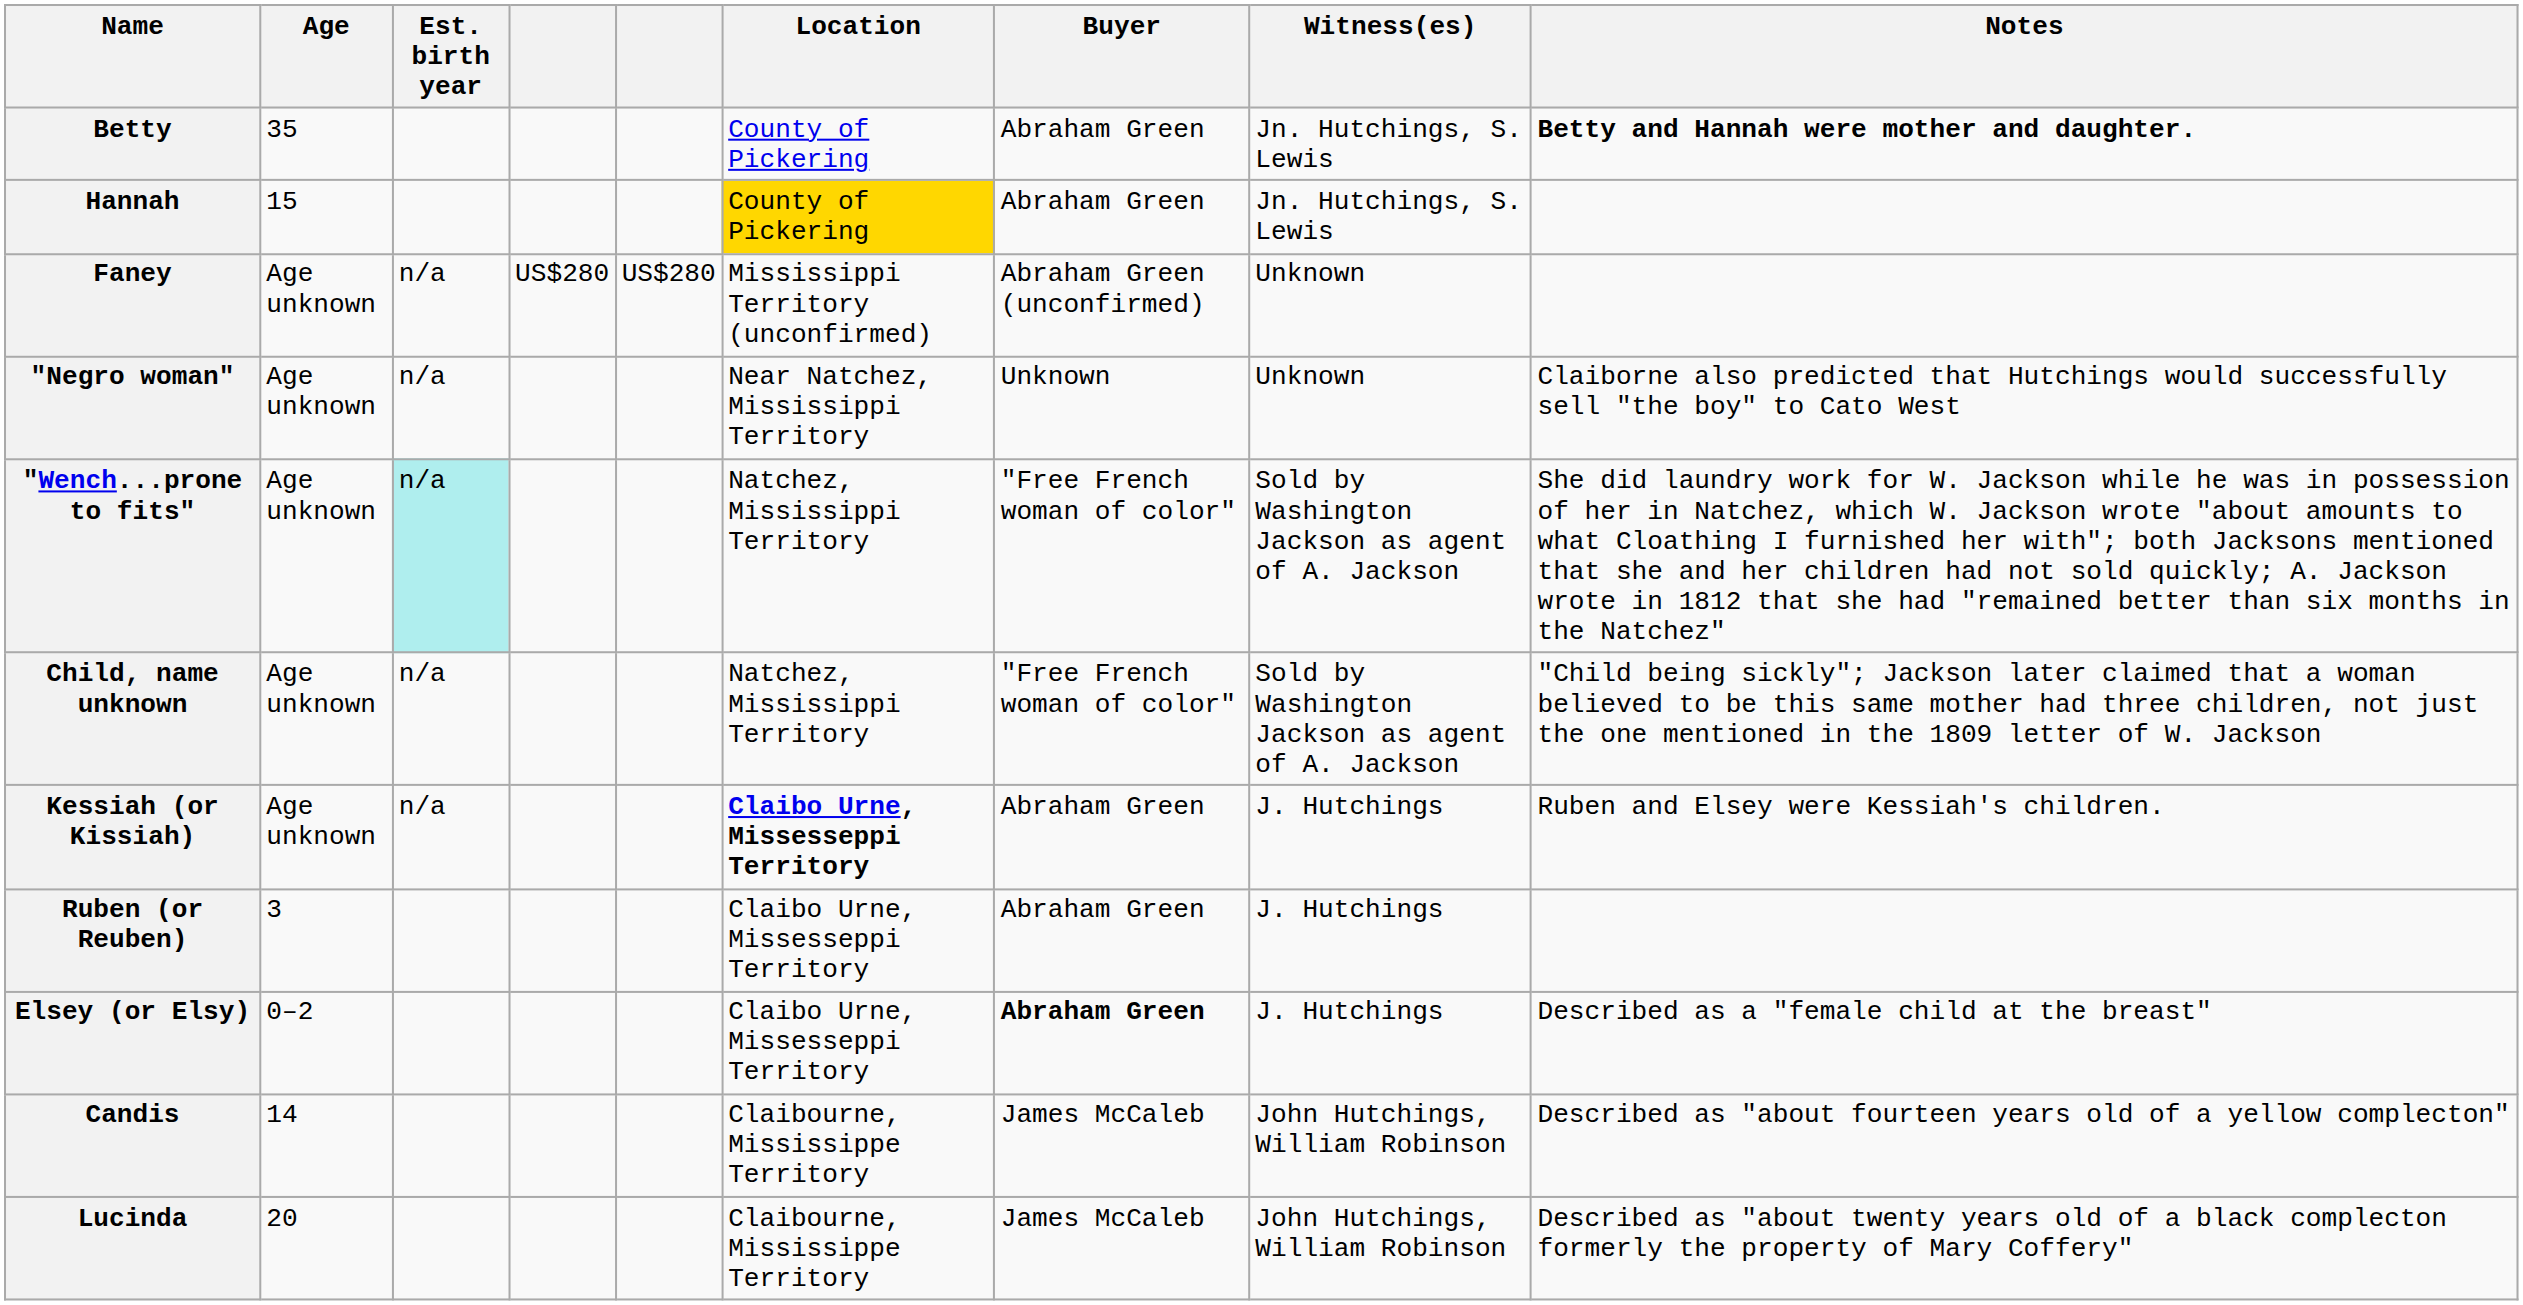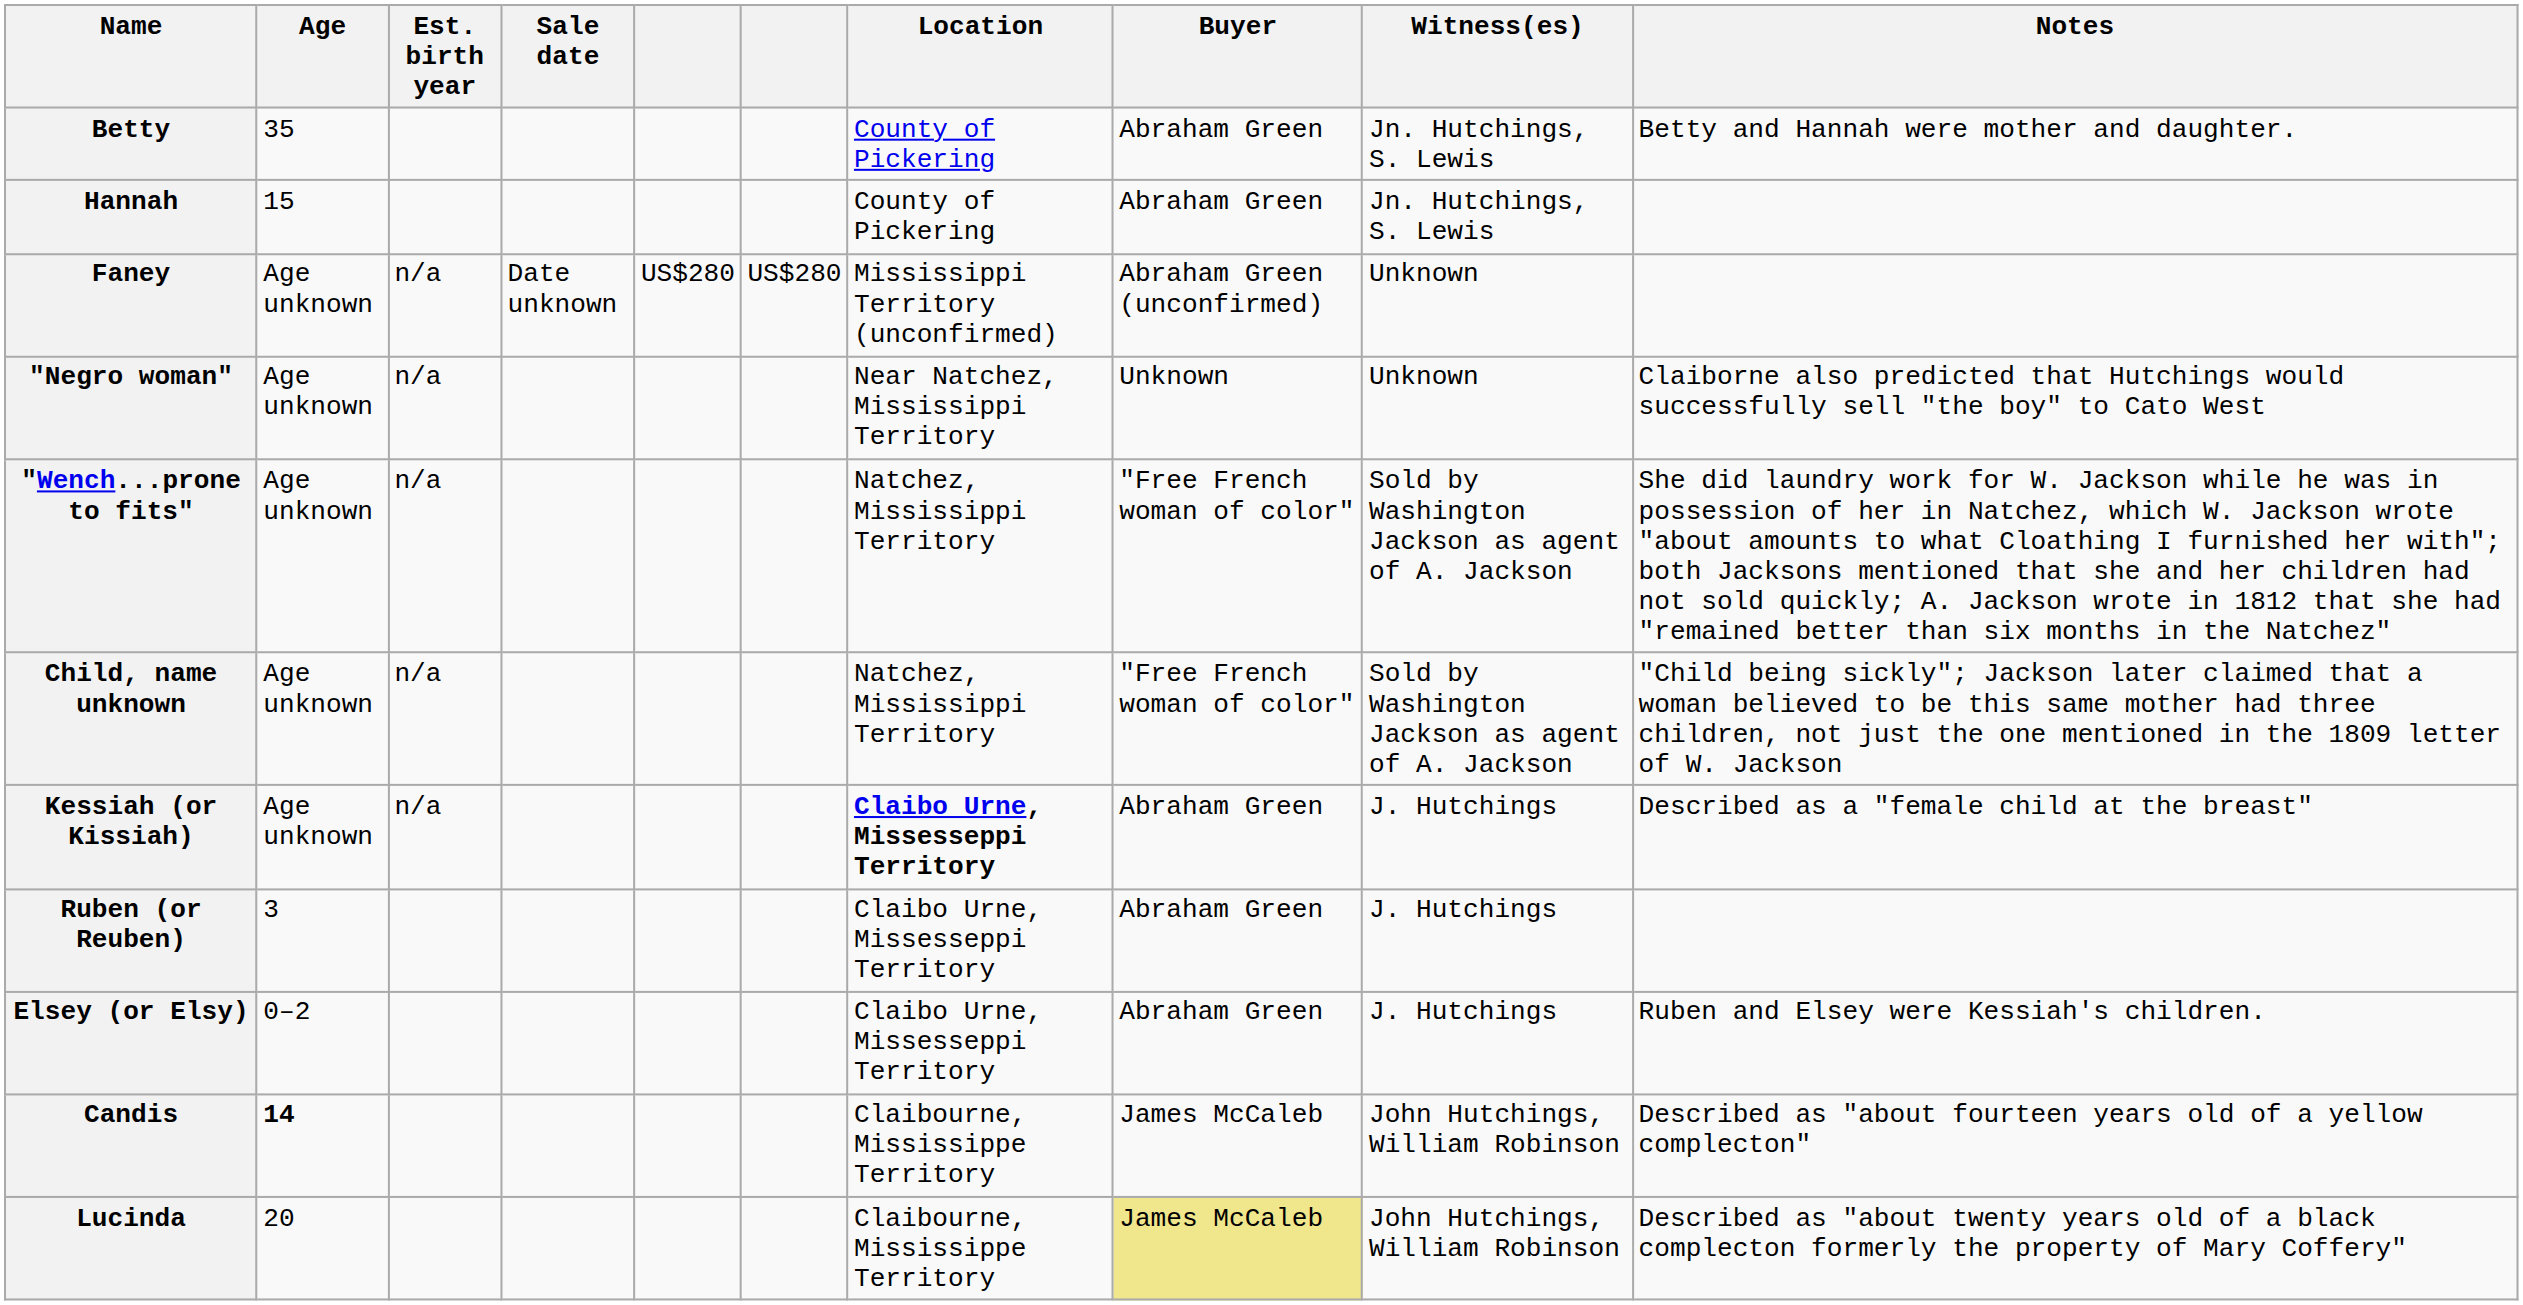+ column: (568, 41)
(1867, 129) bold -> (1968, 129) normal
(799, 217) gold background -> (925, 217) no background
(422, 480) paleturquoise background -> (418, 480) no background
(1851, 807) Ruben and Elsey were Kessiah's children. -> (1976, 807) Described as a "female child at the breast"
(1103, 1013) bold -> (1221, 1013) normal
(1875, 1013) Described as a "female child at the breast" -> (1952, 1013) Ruben and Elsey were Kessiah's children.
(282, 1115) normal -> (279, 1115) bold
(1103, 1218) no background -> (1221, 1218) khaki background
